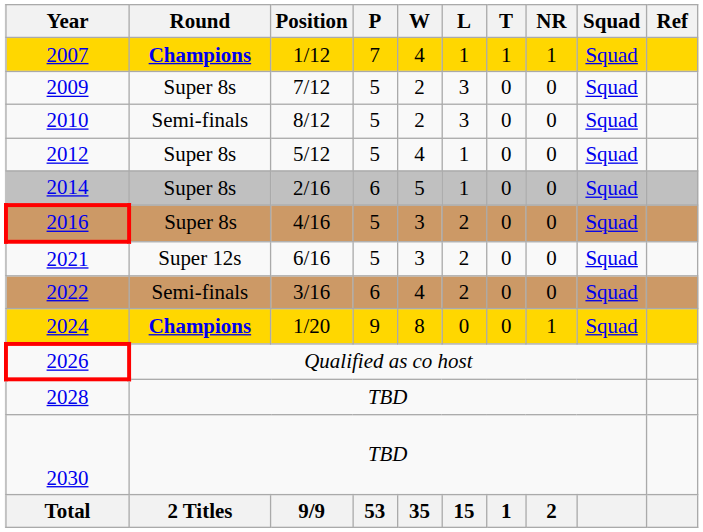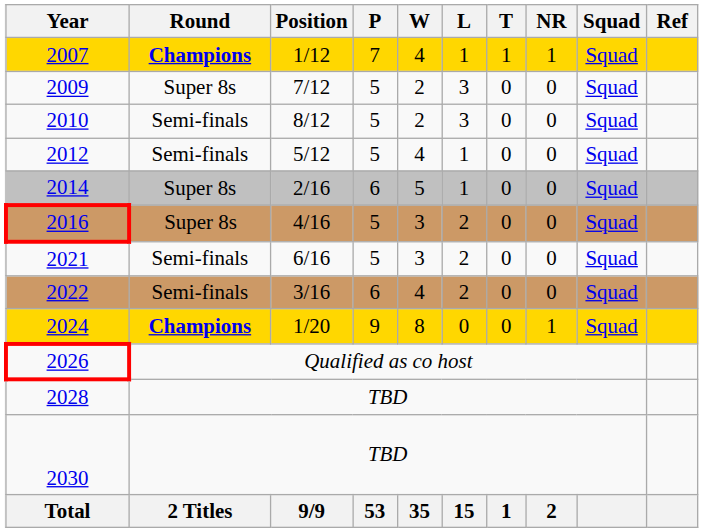(200, 154) Super 8s -> (200, 154) Semi-finals
(200, 258) Super 12s -> (200, 258) Semi-finals
